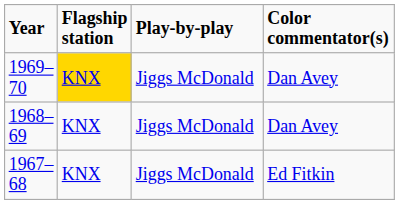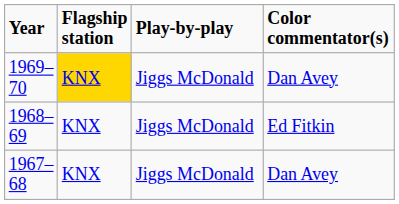(303, 125) Dan Avey -> (301, 125) Ed Fitkin
(301, 174) Ed Fitkin -> (303, 174) Dan Avey
